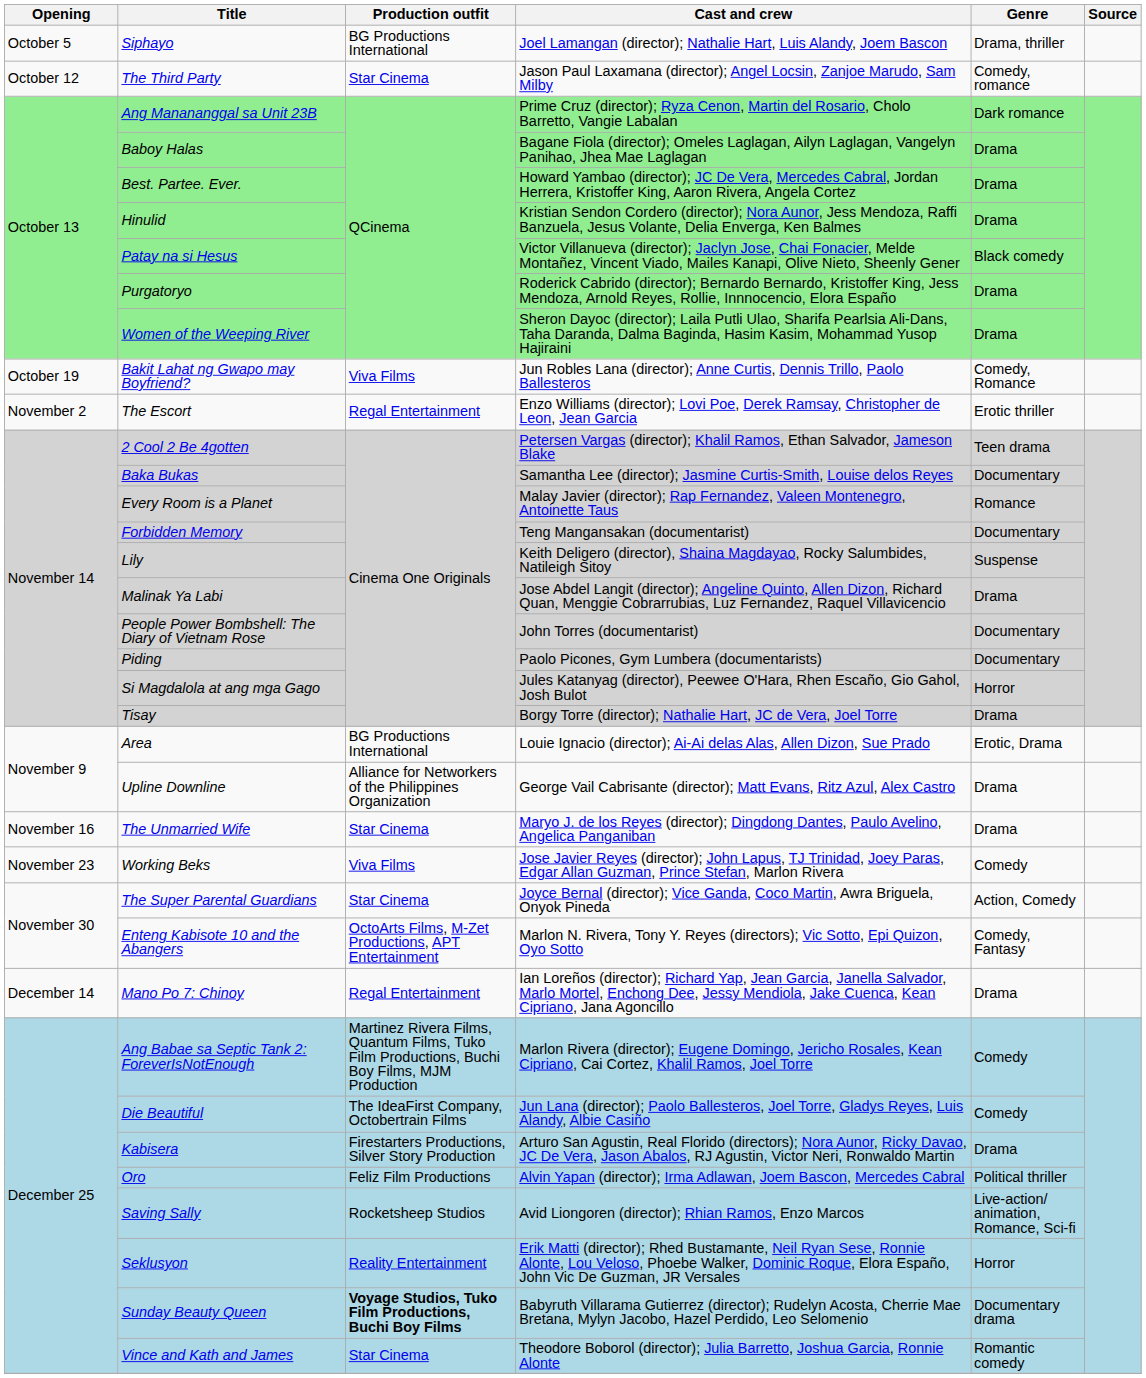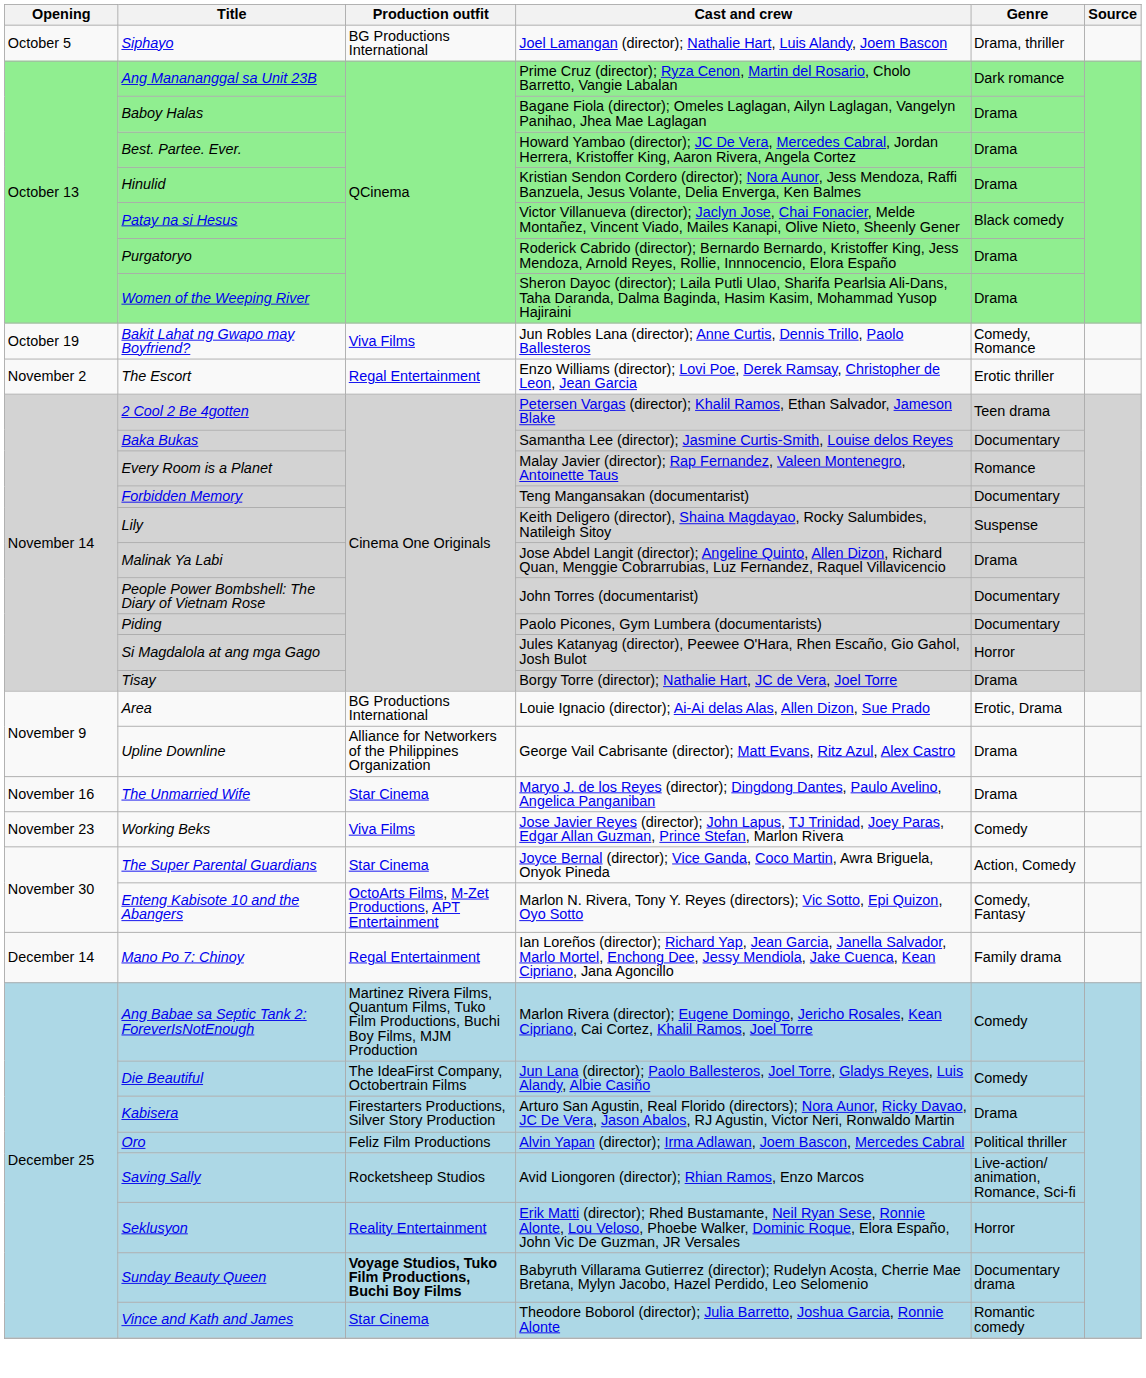- row: (171, 78)
(996, 992) Drama -> (1018, 957) Family drama
